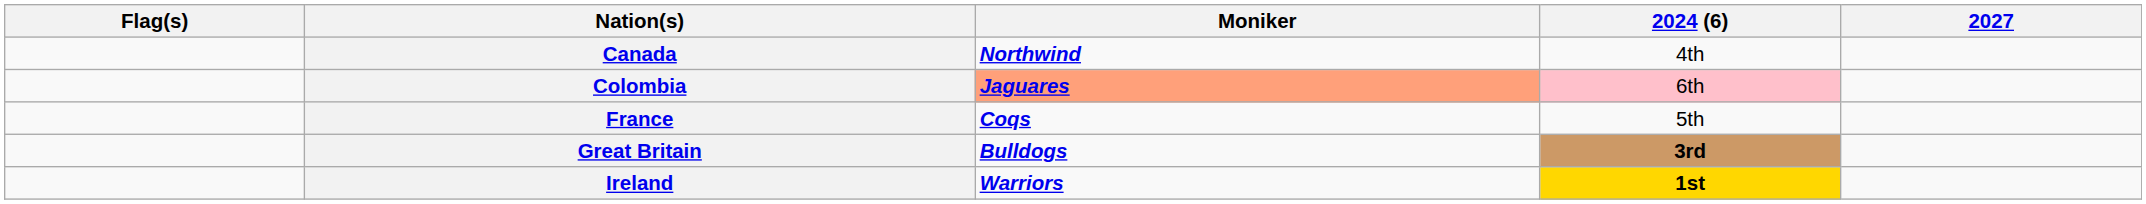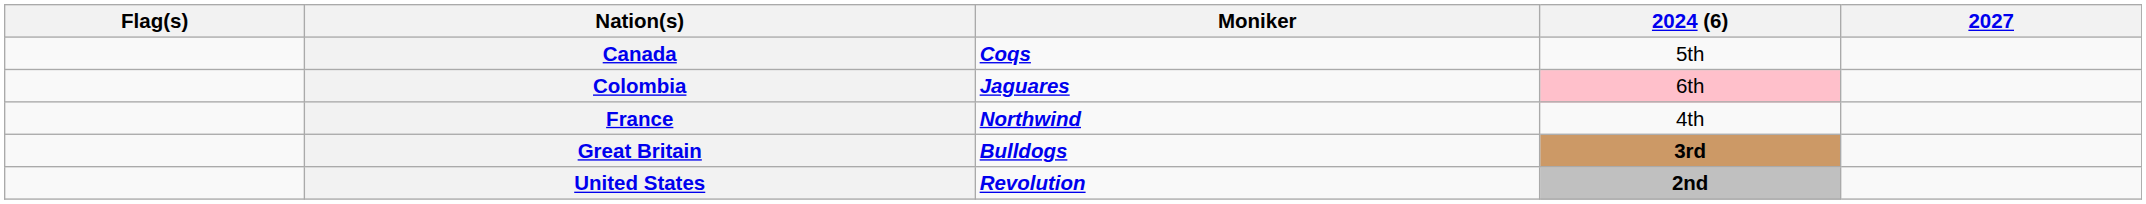(1030, 54) Northwind -> (1005, 54) Coqs
(1690, 54) 4th -> (1690, 54) 5th
(1025, 86) lightsalmon background -> (1025, 86) no background
(1005, 119) Coqs -> (1030, 119) Northwind
(1690, 119) 5th -> (1690, 119) 4th
- row: (640, 184)
+ row: (640, 184)
